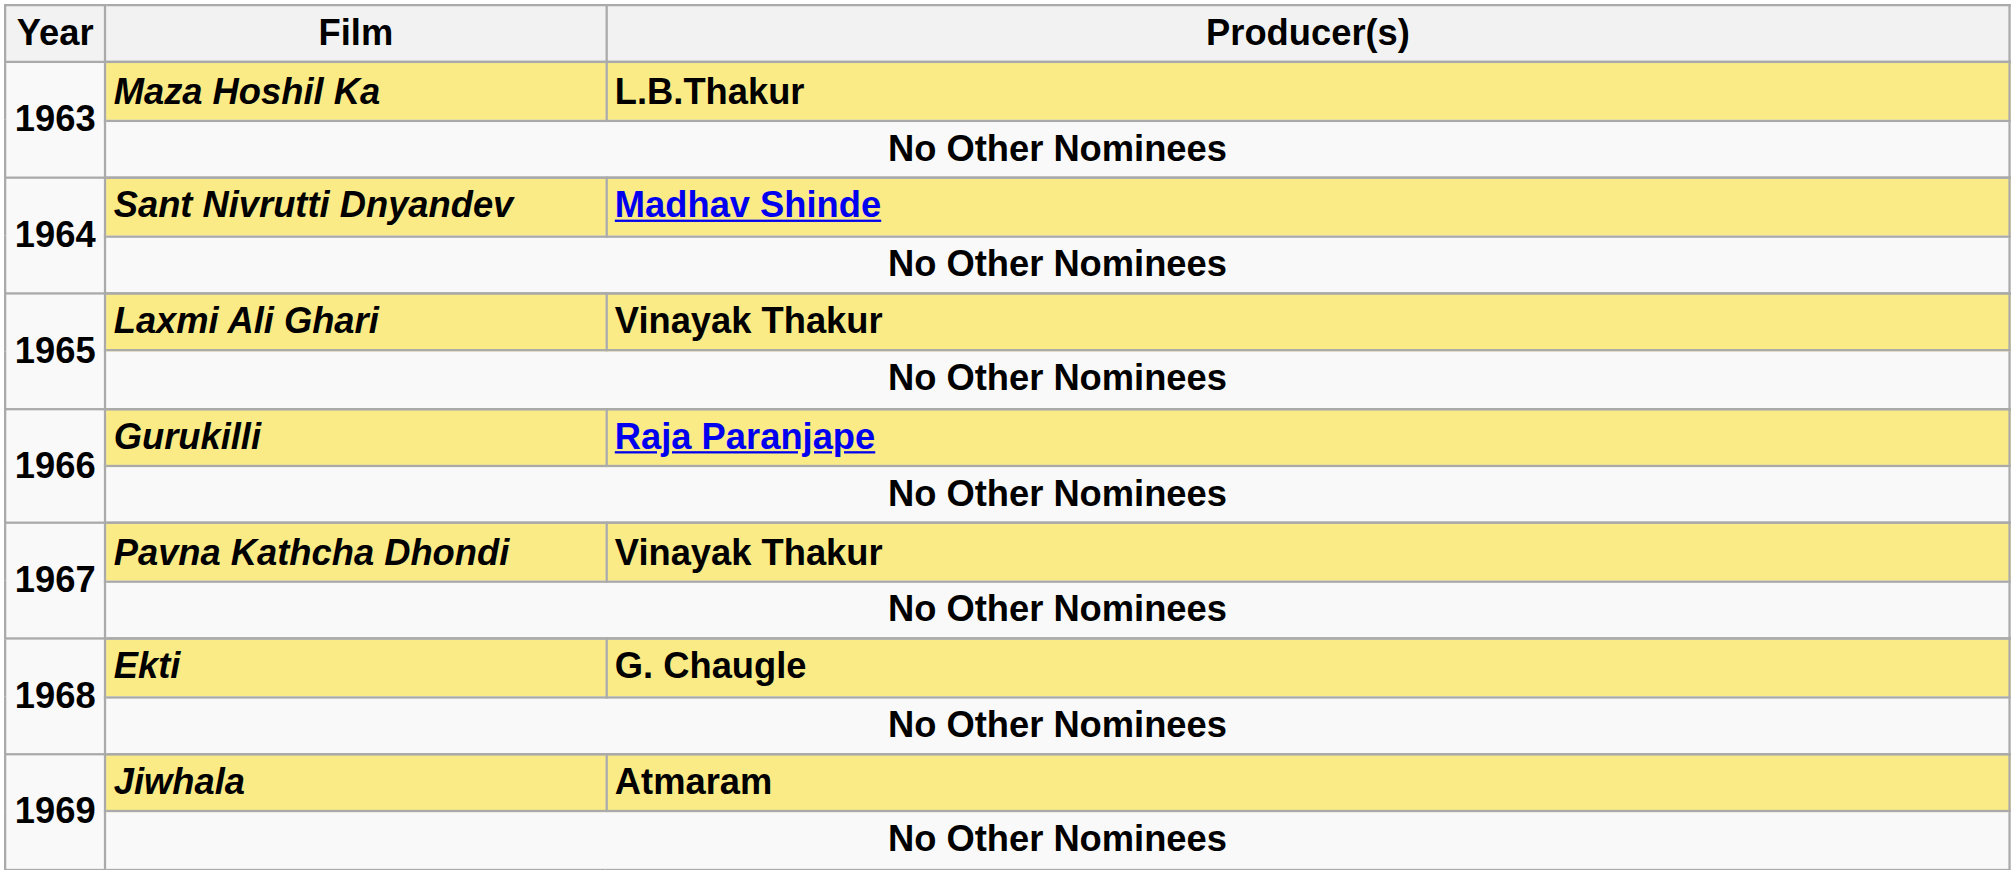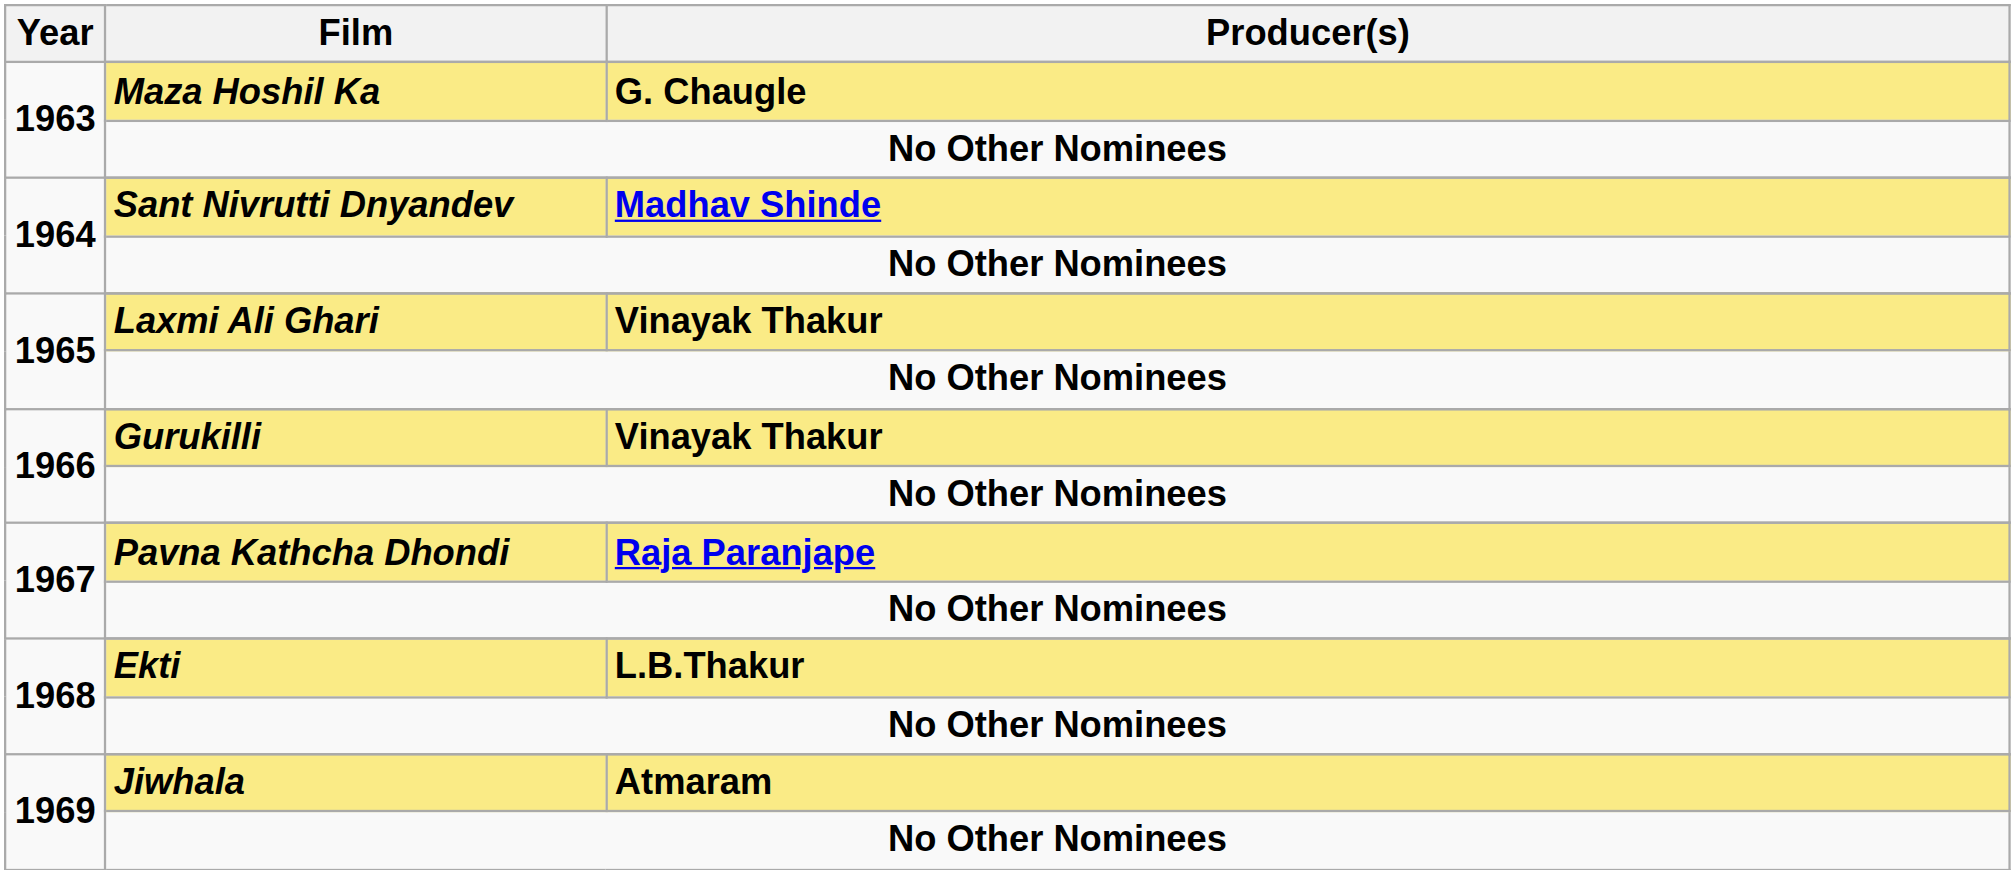(710, 90) L.B.Thakur -> (711, 90) G. Chaugle
(745, 436) Raja Paranjape -> (749, 436) Vinayak Thakur
(749, 551) Vinayak Thakur -> (745, 551) Raja Paranjape
(711, 666) G. Chaugle -> (710, 666) L.B.Thakur
